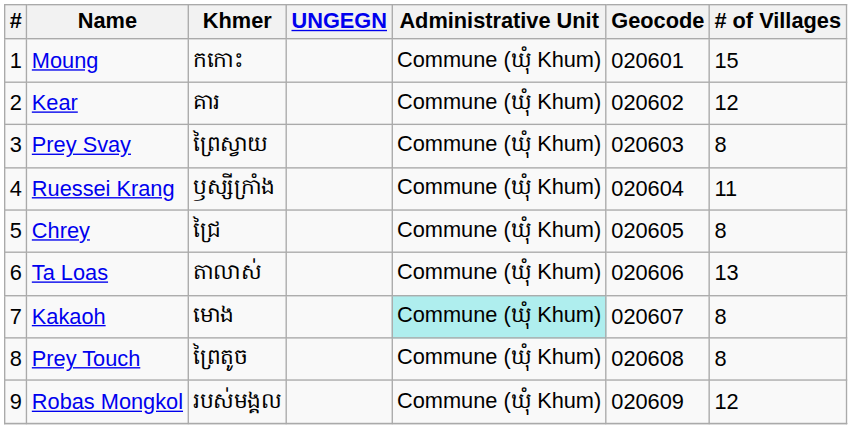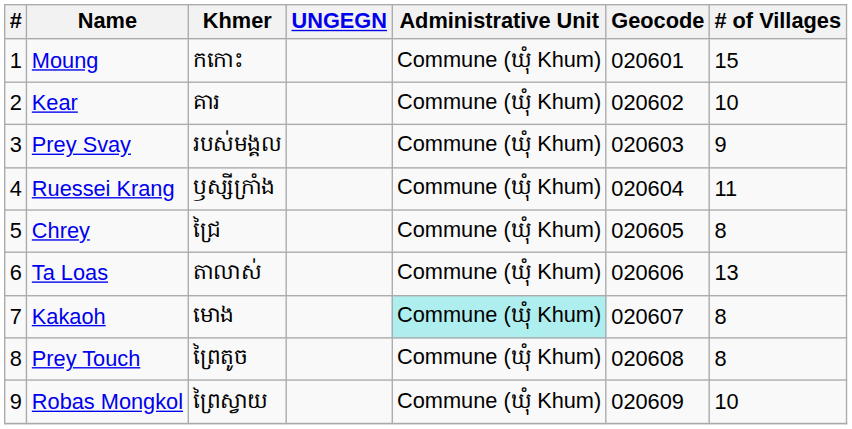(727, 103) 12 -> (727, 103) 10
(230, 144) ព្រៃស្វាយ -> (237, 144) របស់មង្គល
(720, 145) 8 -> (720, 145) 9
(237, 400) របស់មង្គល -> (230, 400) ព្រៃស្វាយ
(727, 401) 12 -> (727, 401) 10
